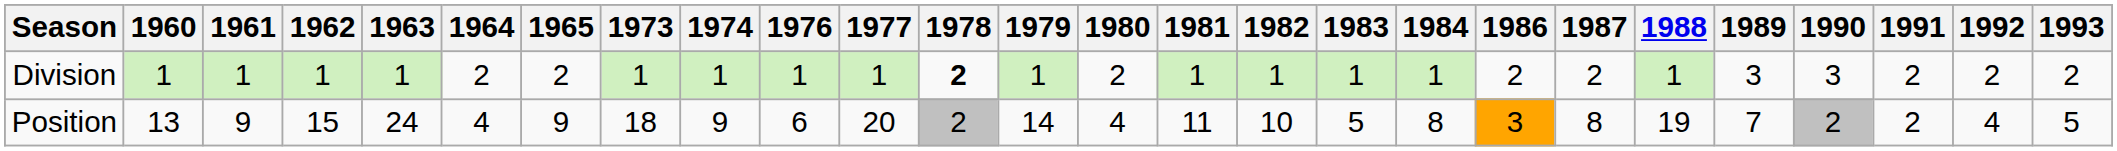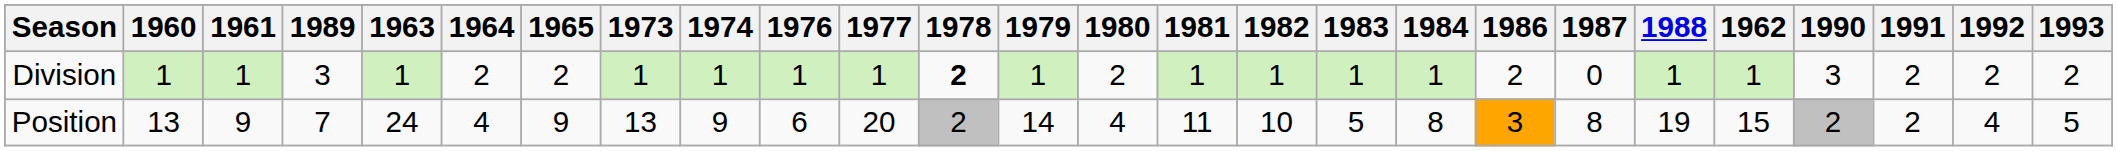columns swapped: (323, 27) <-> (1753, 27)
(1594, 74) 2 -> (1594, 74) 0
(641, 121) 18 -> (641, 121) 13
